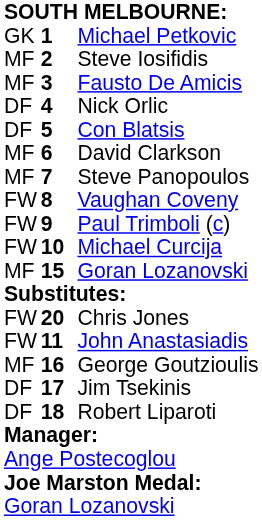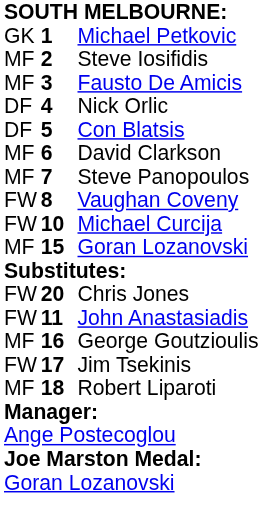- row: (47, 223)
(18, 388) DF -> (20, 365) FW
(18, 412) DF -> (19, 388) MF
